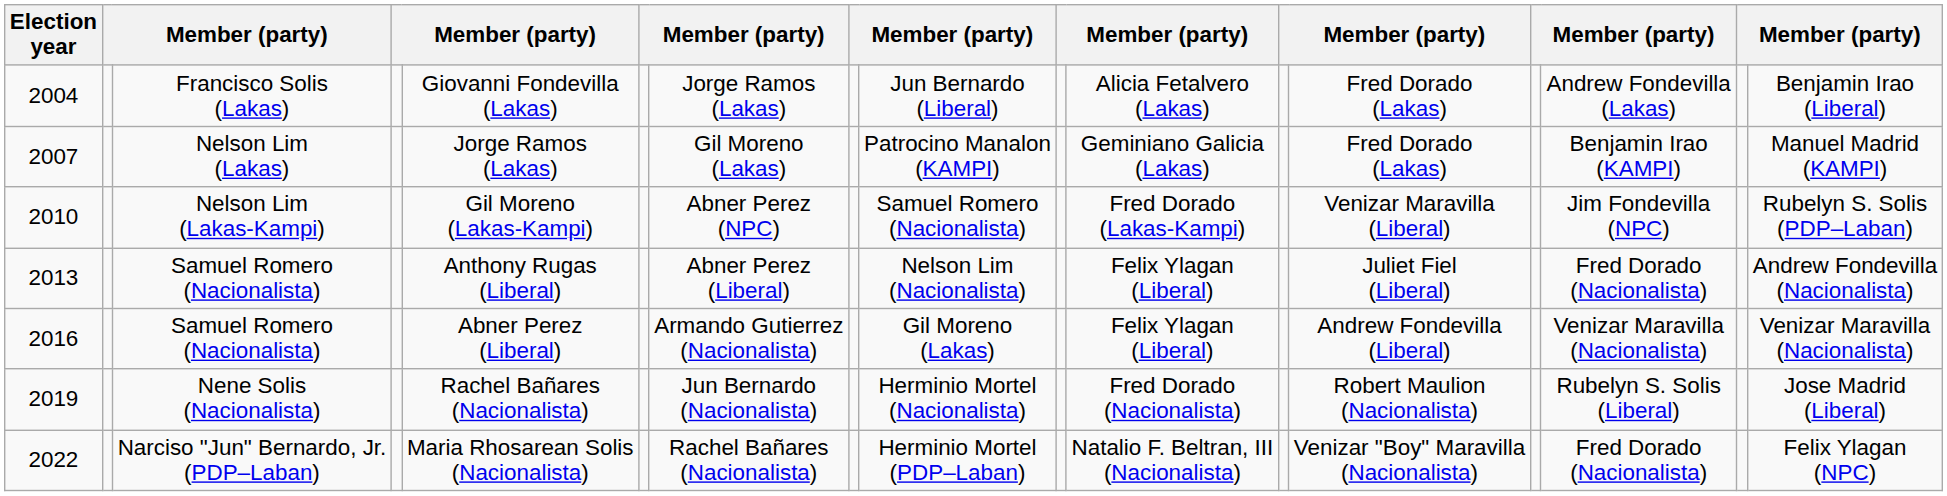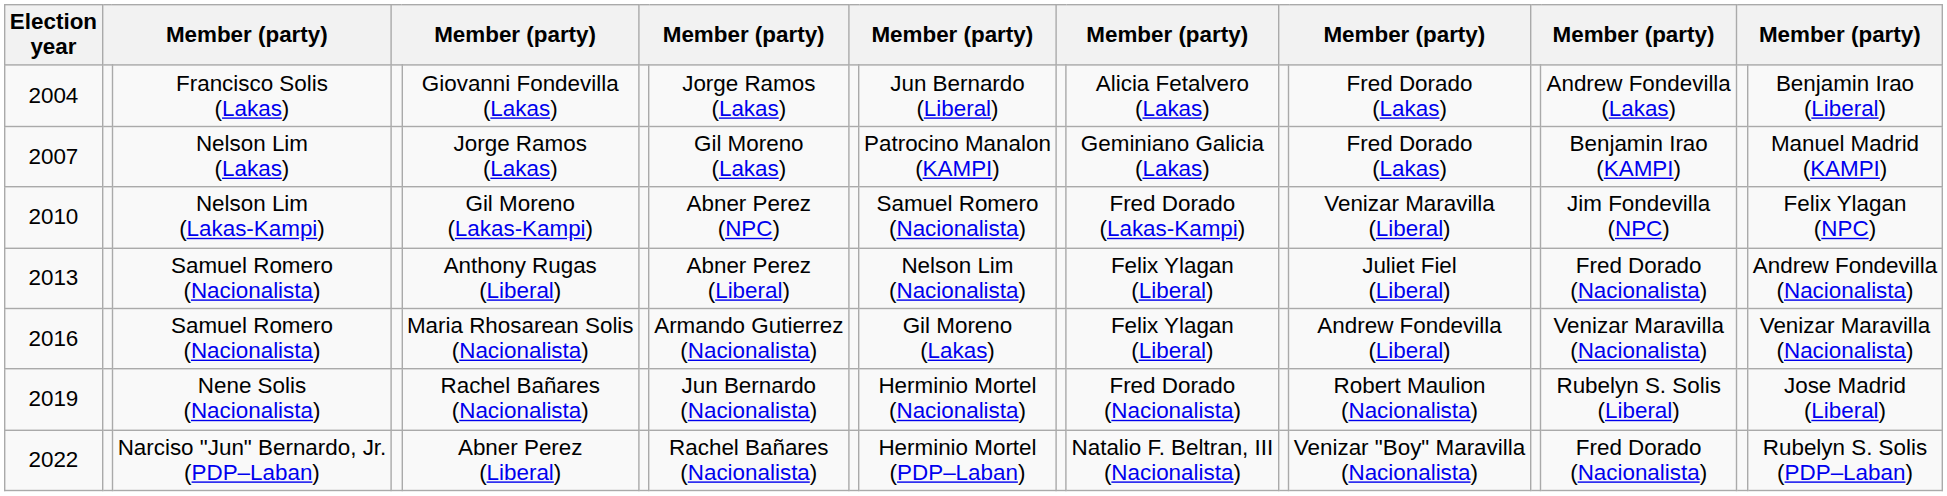(1845, 217) Rubelyn S. Solis (PDP–Laban) -> (1845, 217) Felix Ylagan (NPC)
(520, 338) Abner Perez (Liberal) -> (520, 338) Maria Rhosarean Solis (Nacionalista)
(520, 459) Maria Rhosarean Solis (Nacionalista) -> (520, 459) Abner Perez (Liberal)
(1845, 459) Felix Ylagan (NPC) -> (1845, 459) Rubelyn S. Solis (PDP–Laban)
